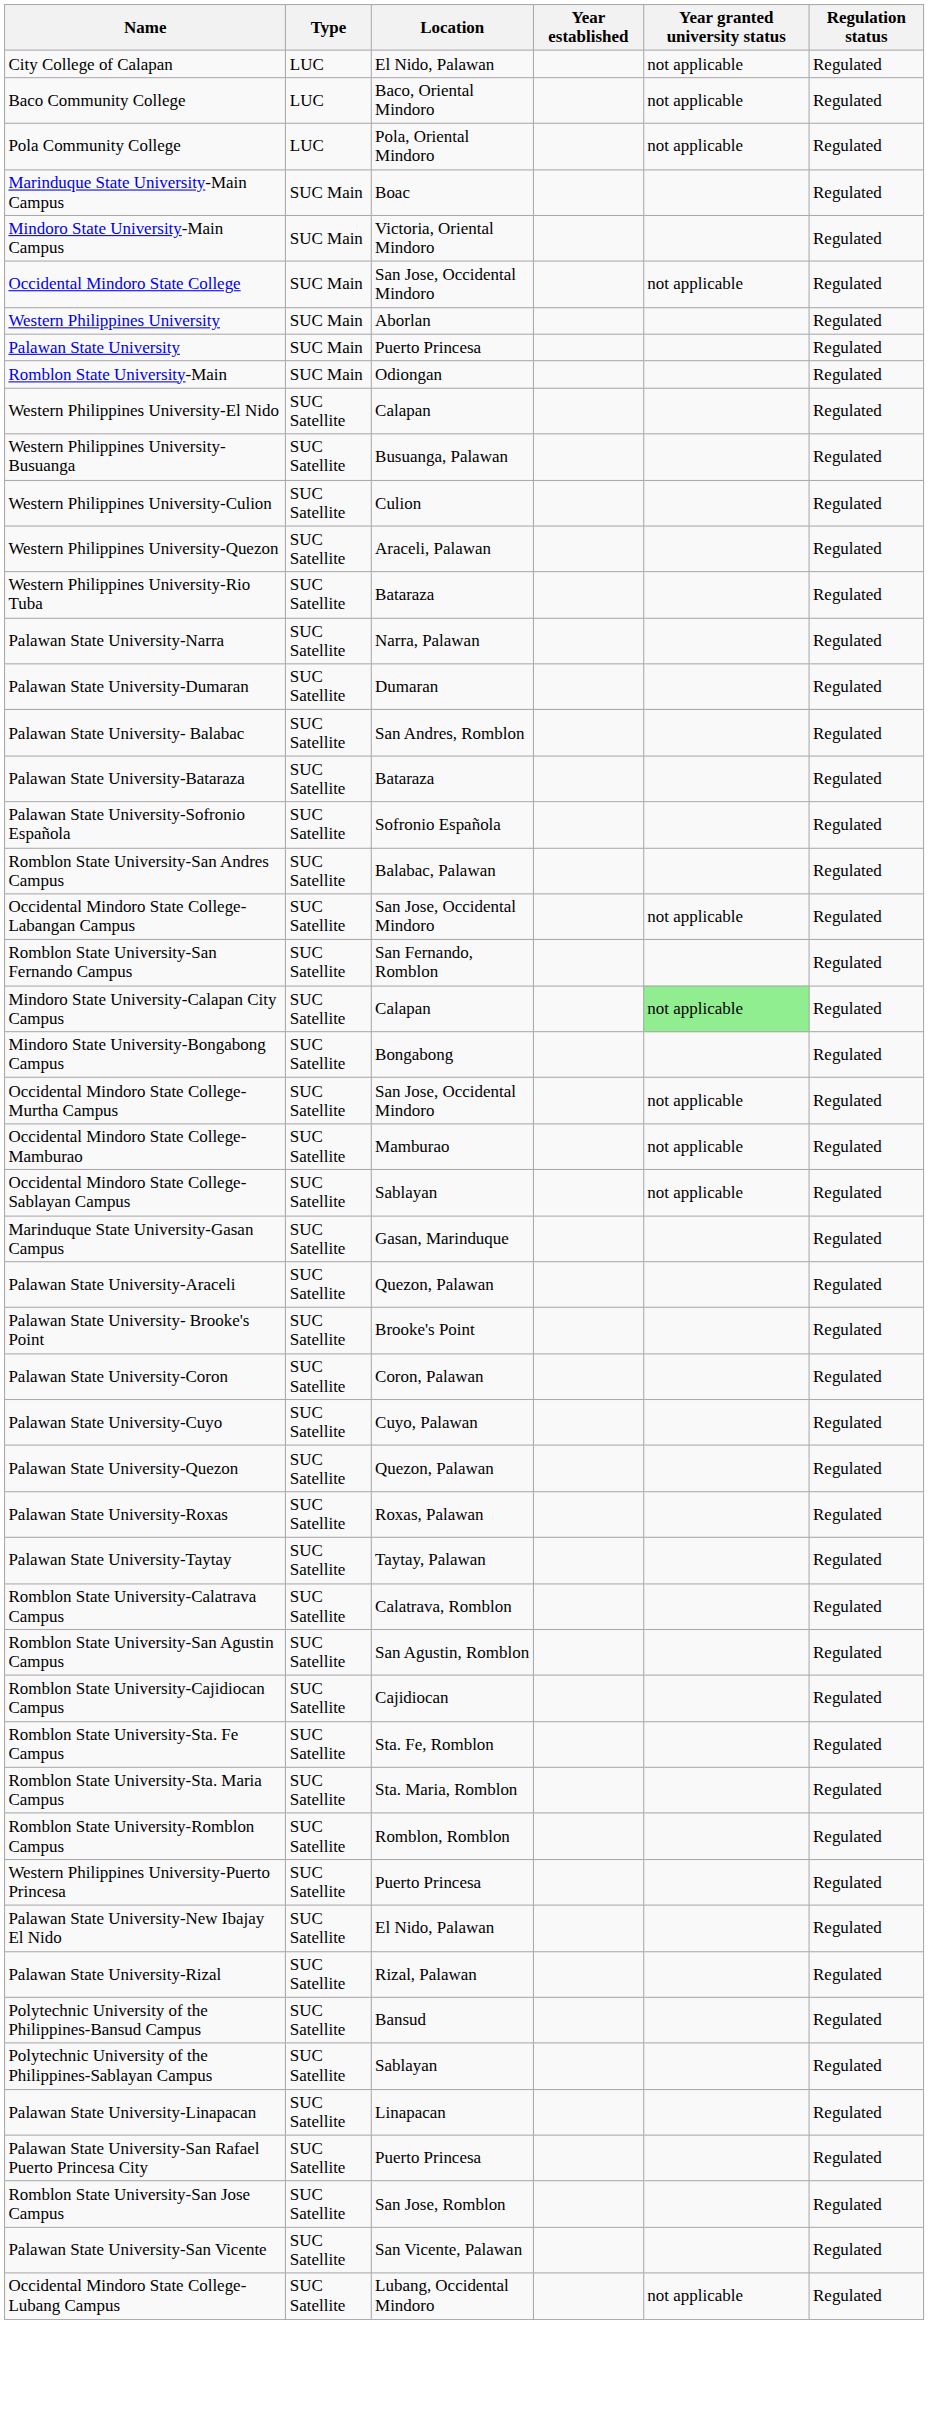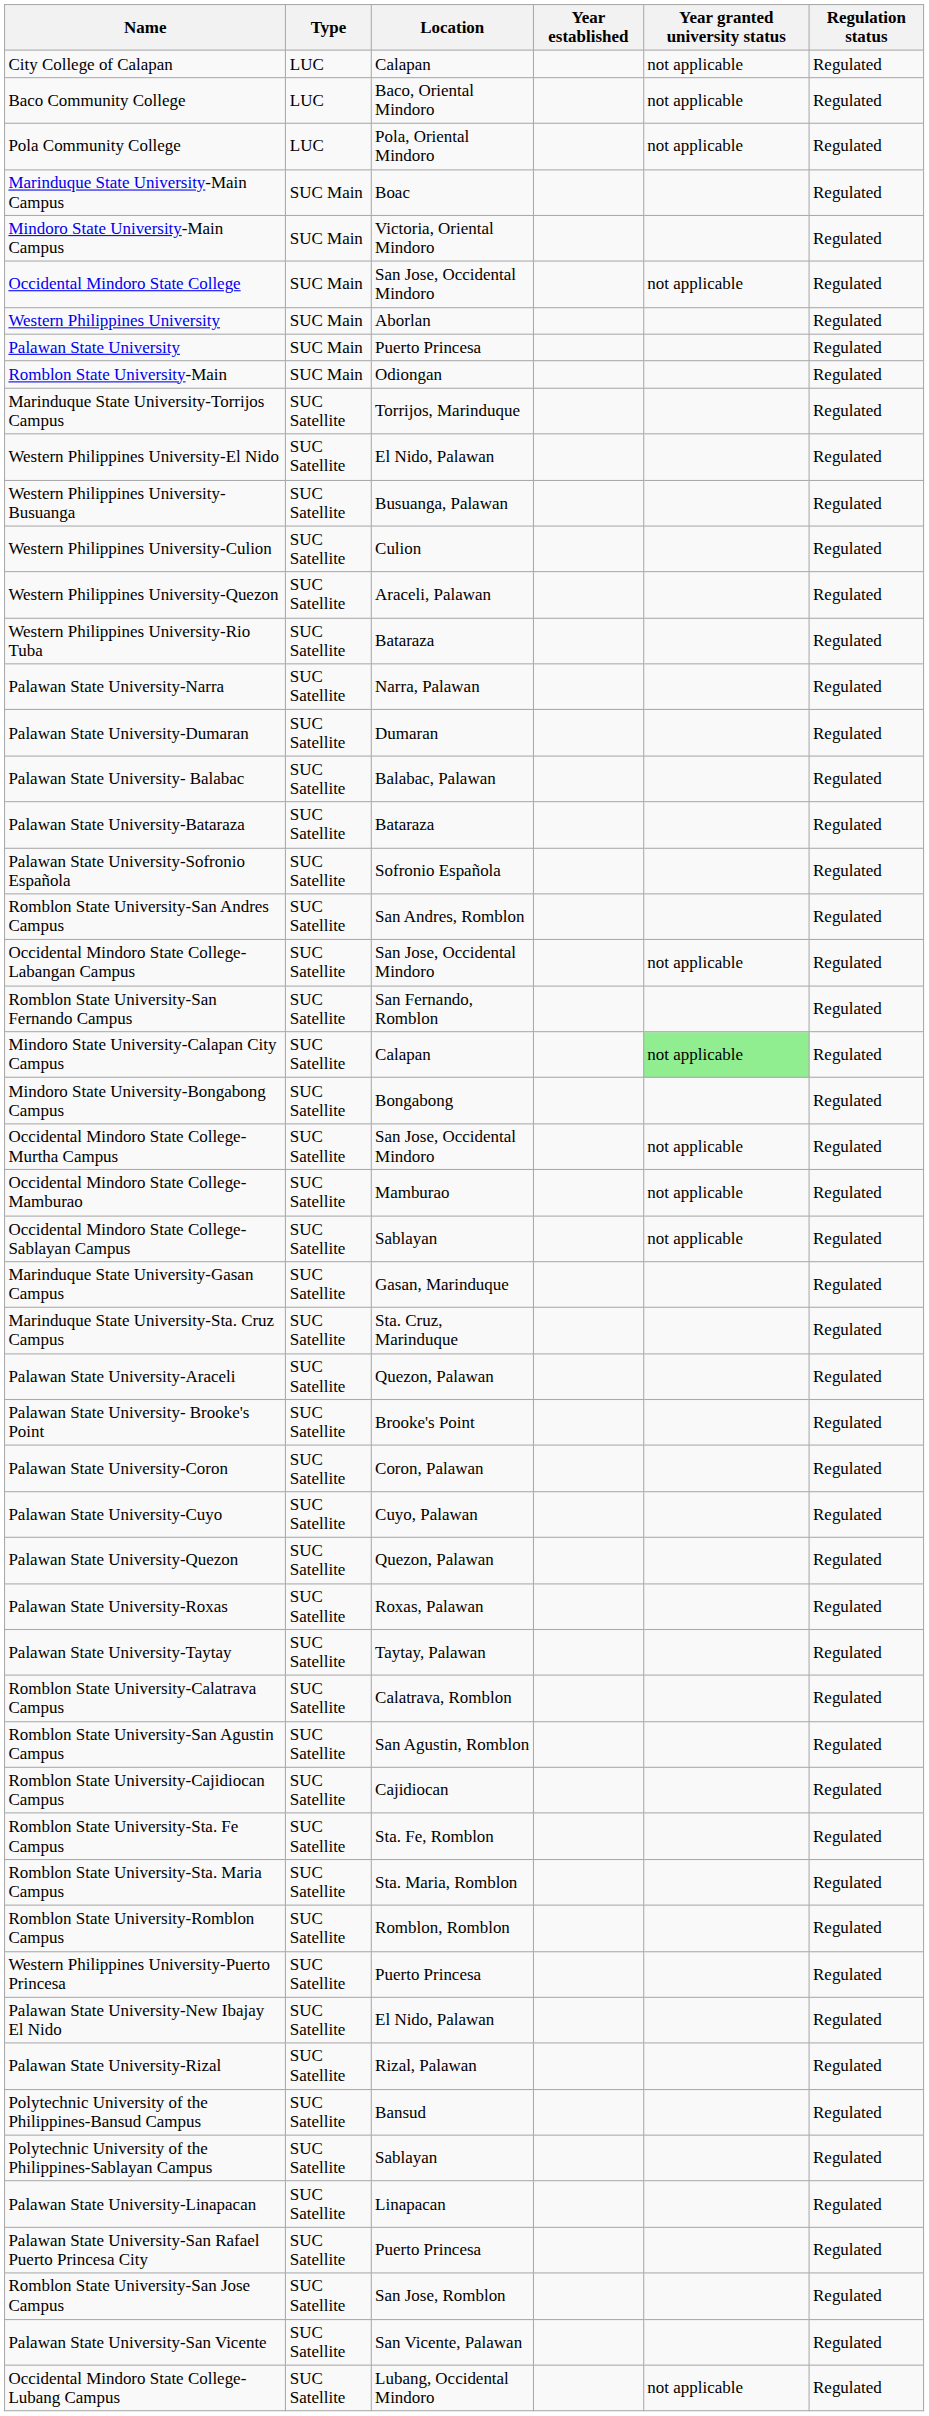(435, 63) El Nido, Palawan -> (403, 63) Calapan
+ row: (136, 410)
(403, 410) Calapan -> (435, 456) El Nido, Palawan
(450, 732) San Andres, Romblon -> (435, 778) Balabac, Palawan
(435, 870) Balabac, Palawan -> (450, 916) San Andres, Romblon
+ row: (141, 1330)
